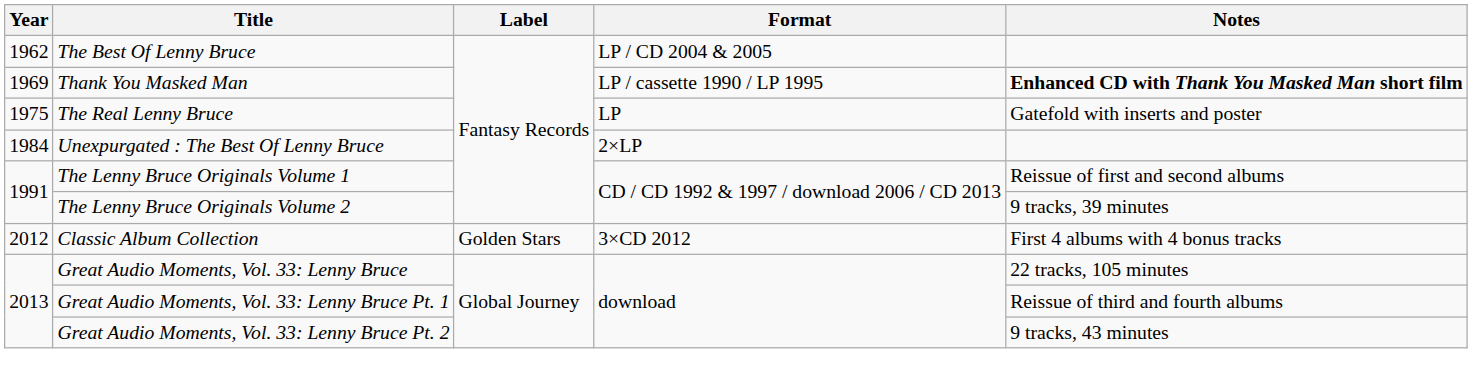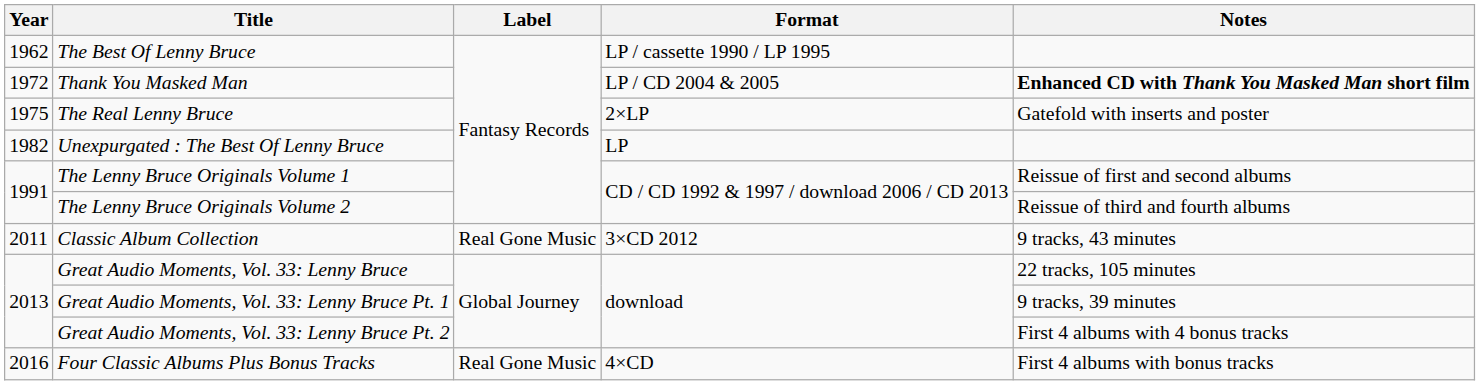(685, 51) LP / CD 2004 & 2005 -> (718, 51) LP / cassette 1990 / LP 1995
(29, 82) 1969 -> (29, 82) 1972
(711, 82) LP / cassette 1990 / LP 1995 -> (692, 82) LP / CD 2004 & 2005
(610, 113) LP -> (627, 113) 2×LP
(29, 144) 1984 -> (29, 144) 1982
(620, 144) 2×LP -> (617, 144) LP
(1089, 207) 9 tracks, 39 minutes -> (1154, 207) Reissue of third and fourth albums
(29, 238) 2012 -> (28, 238) 2011
(510, 238) Golden Stars -> (527, 238) Real Gone Music
(1146, 238) First 4 albums with 4 bonus tracks -> (1097, 238) 9 tracks, 43 minutes
(1147, 301) Reissue of third and fourth albums -> (1097, 301) 9 tracks, 39 minutes
(1089, 332) 9 tracks, 43 minutes -> (1153, 332) First 4 albums with 4 bonus tracks
+ row: (216, 363)
